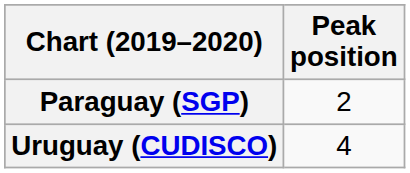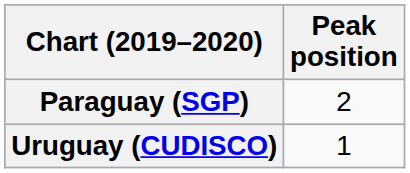(344, 145) 4 -> (344, 145) 1
